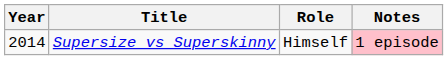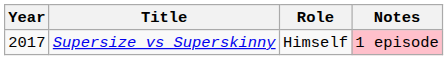(27, 42) 2014 -> (27, 42) 2017
